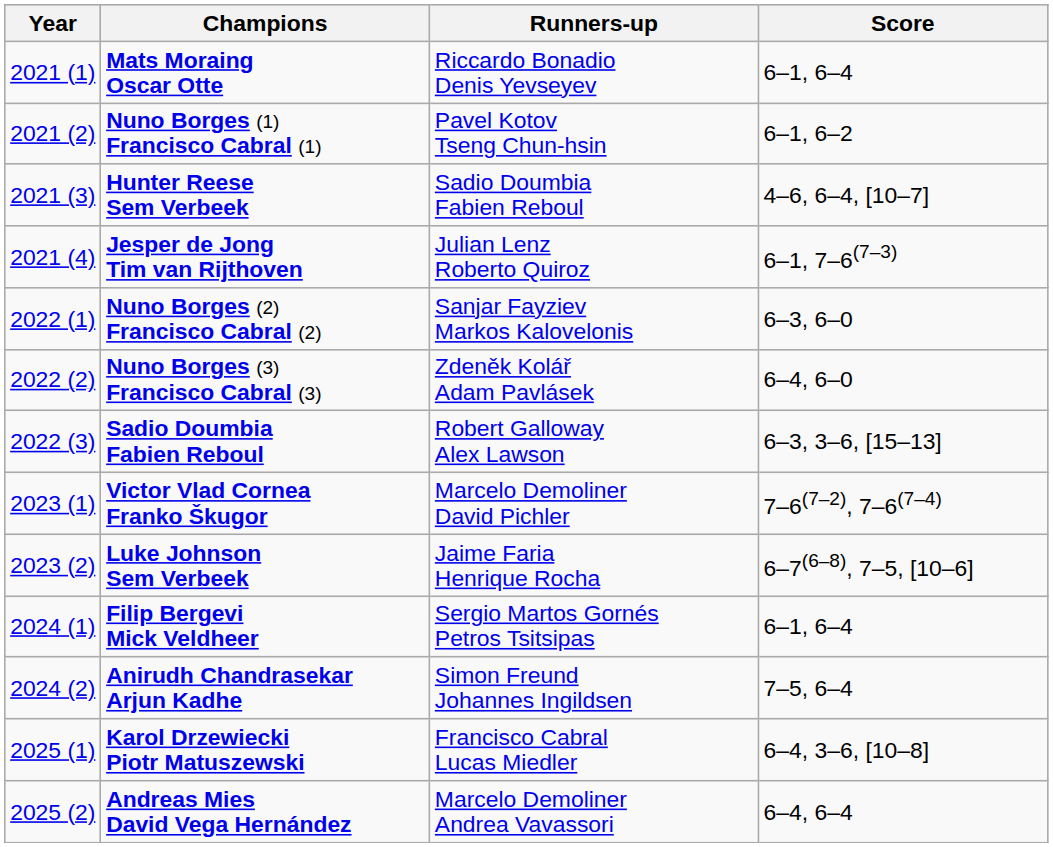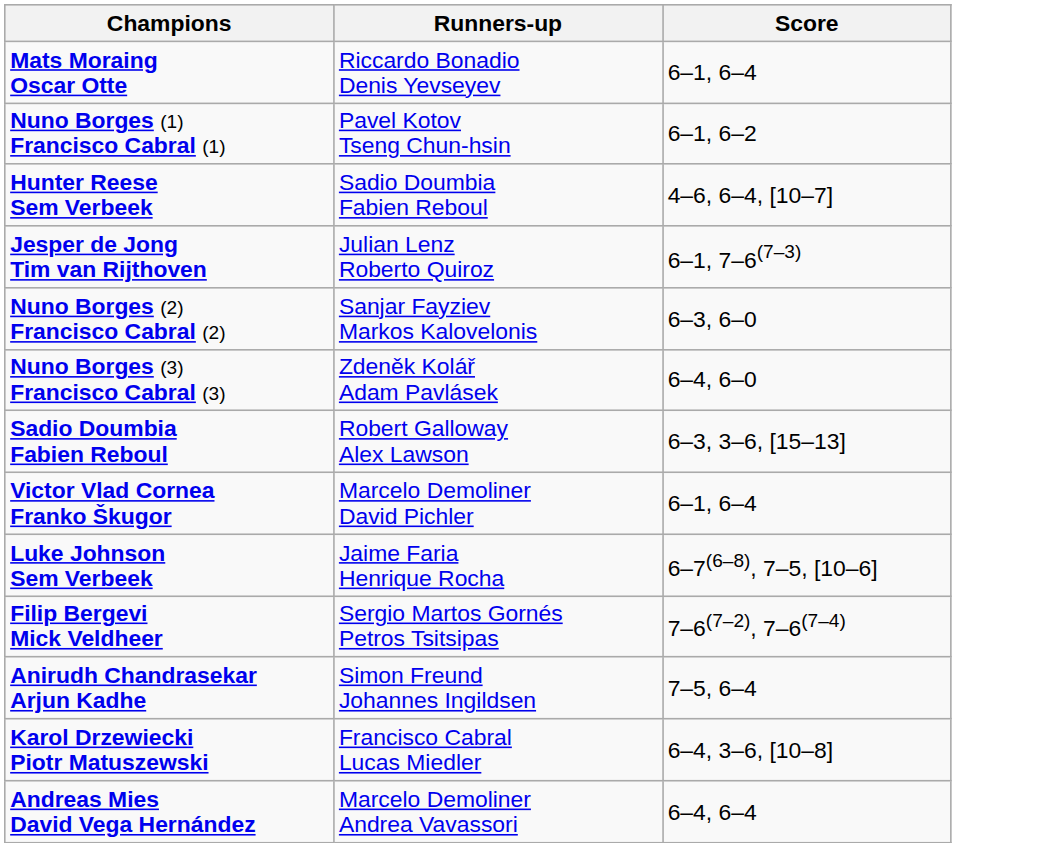- column: (53, 23)
(853, 503) 7–6(7–2), 7–6(7–4) -> (712, 503) 6–1, 6–4
(808, 627) 6–1, 6–4 -> (757, 627) 7–6(7–2), 7–6(7–4)
